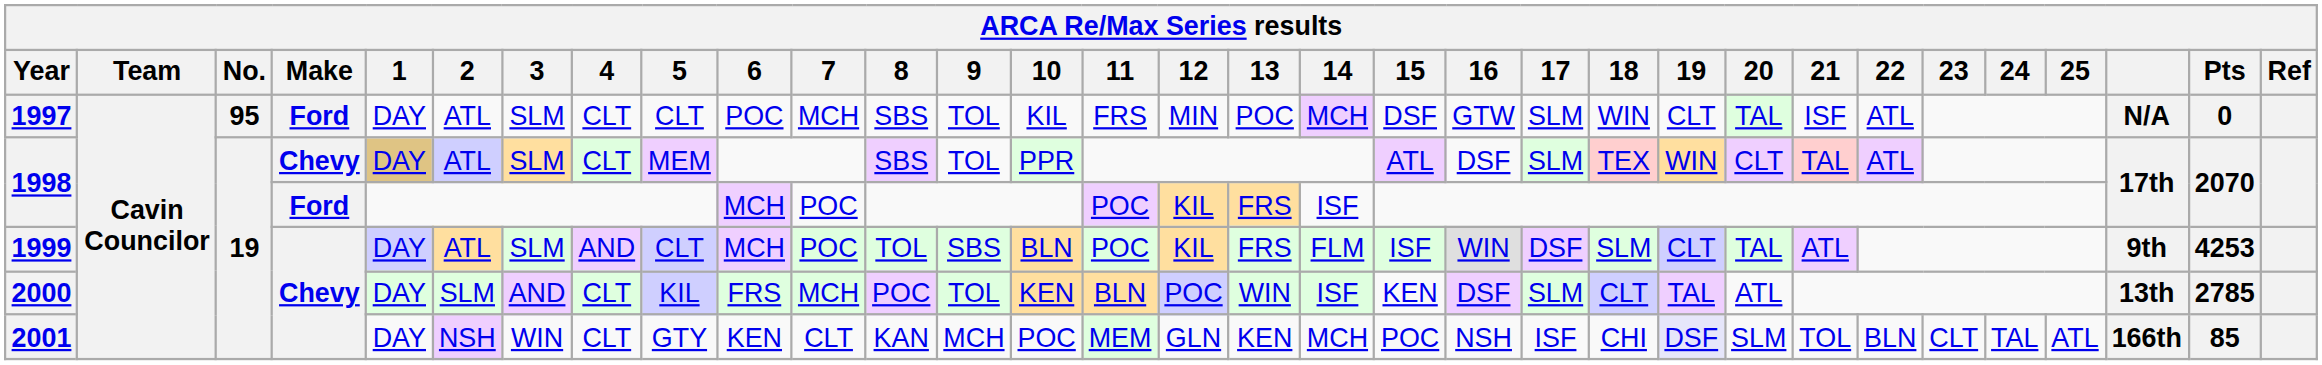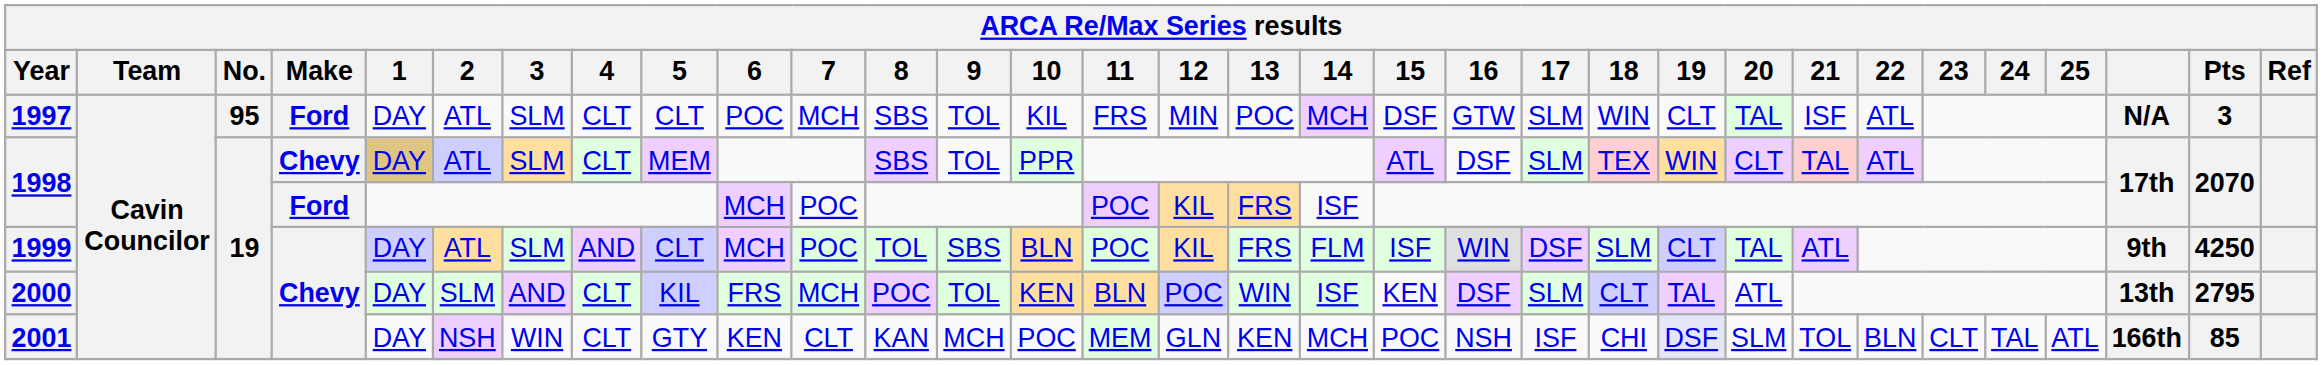(2225, 116) 0 -> (2225, 116) 3
(2225, 249) 4253 -> (2225, 249) 4250
(2225, 293) 2785 -> (2225, 293) 2795
